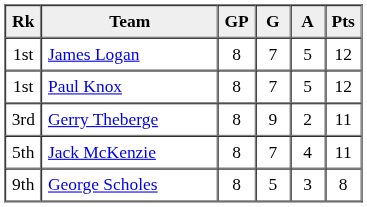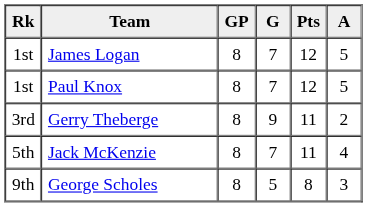columns swapped: (308, 21) <-> (343, 21)
